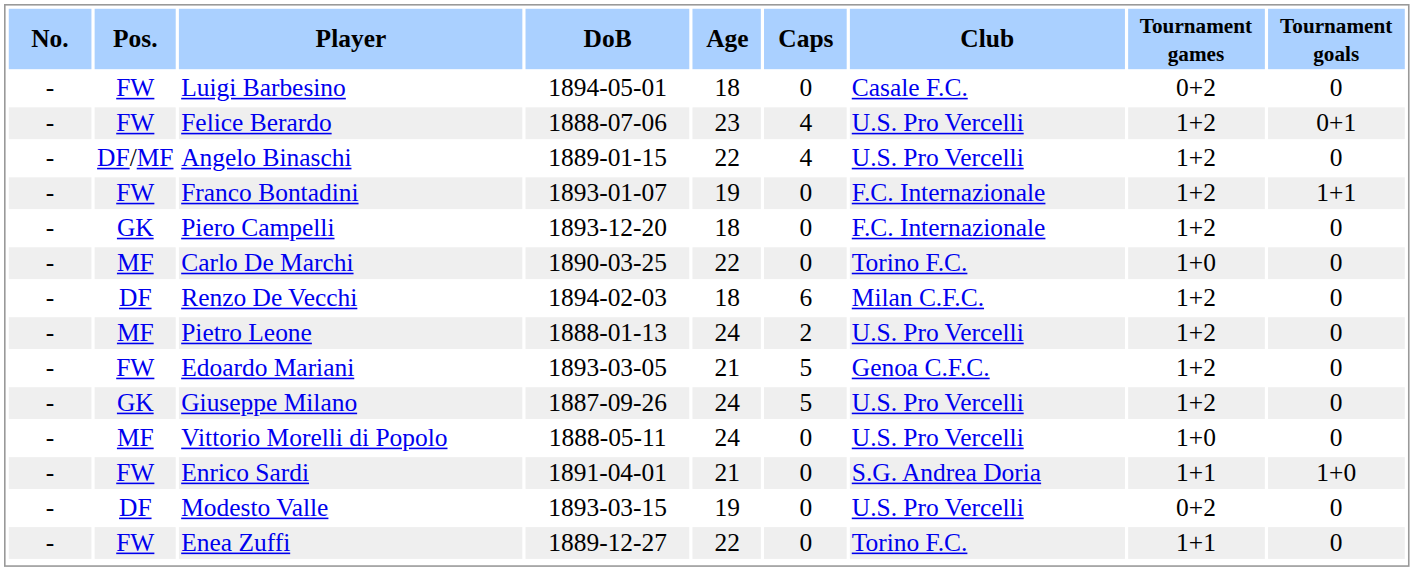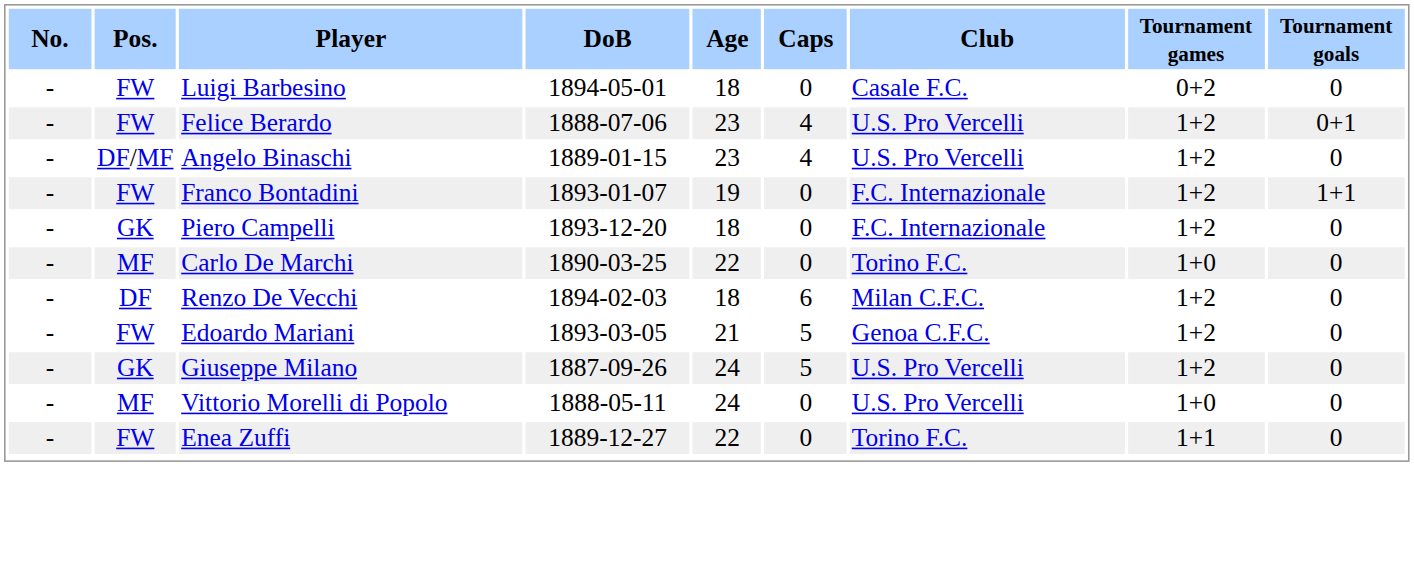(727, 157) 22 -> (727, 157) 23
- row: (247, 332)
- row: (245, 472)
- row: (255, 507)
